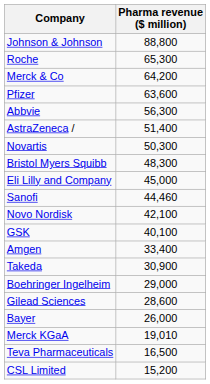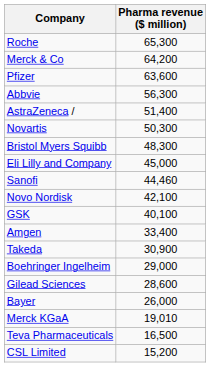- row: (55, 42)
